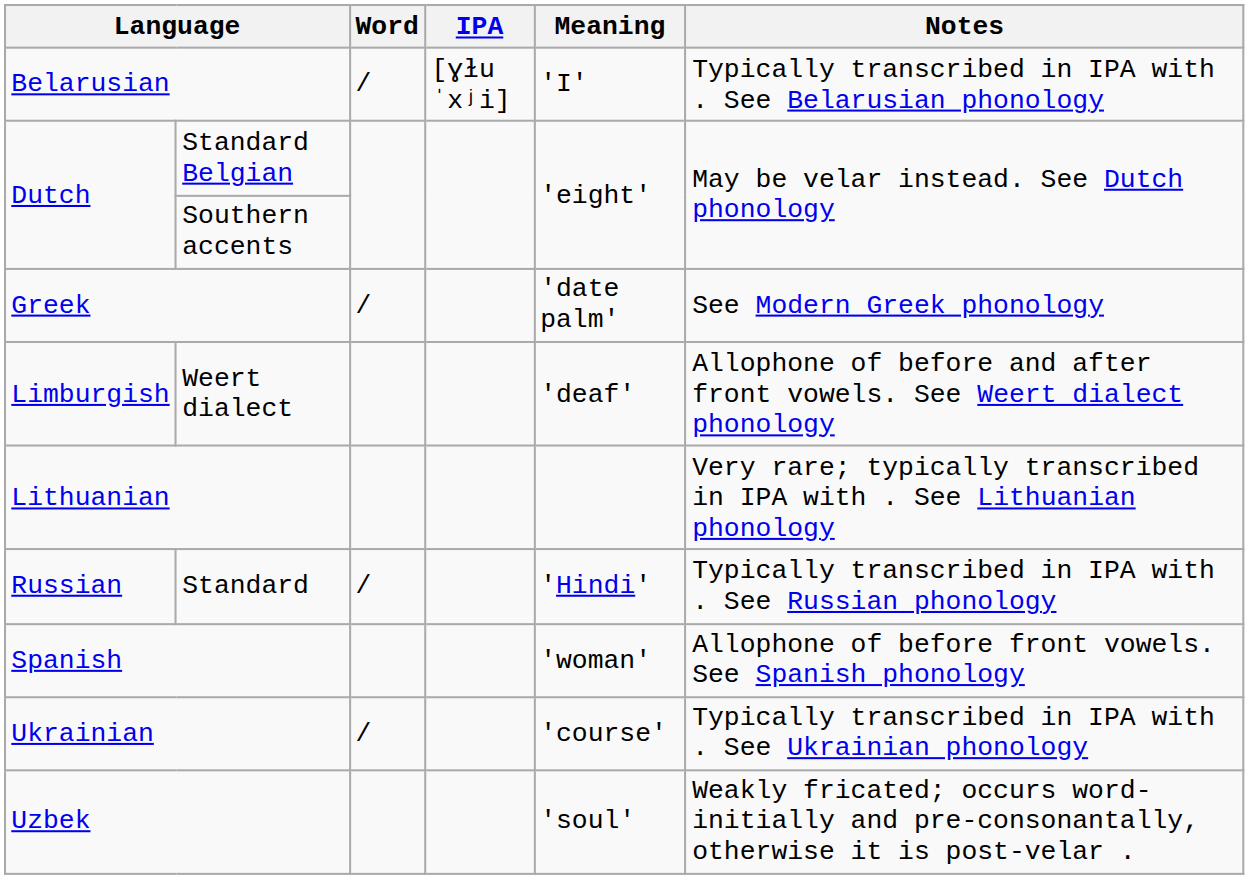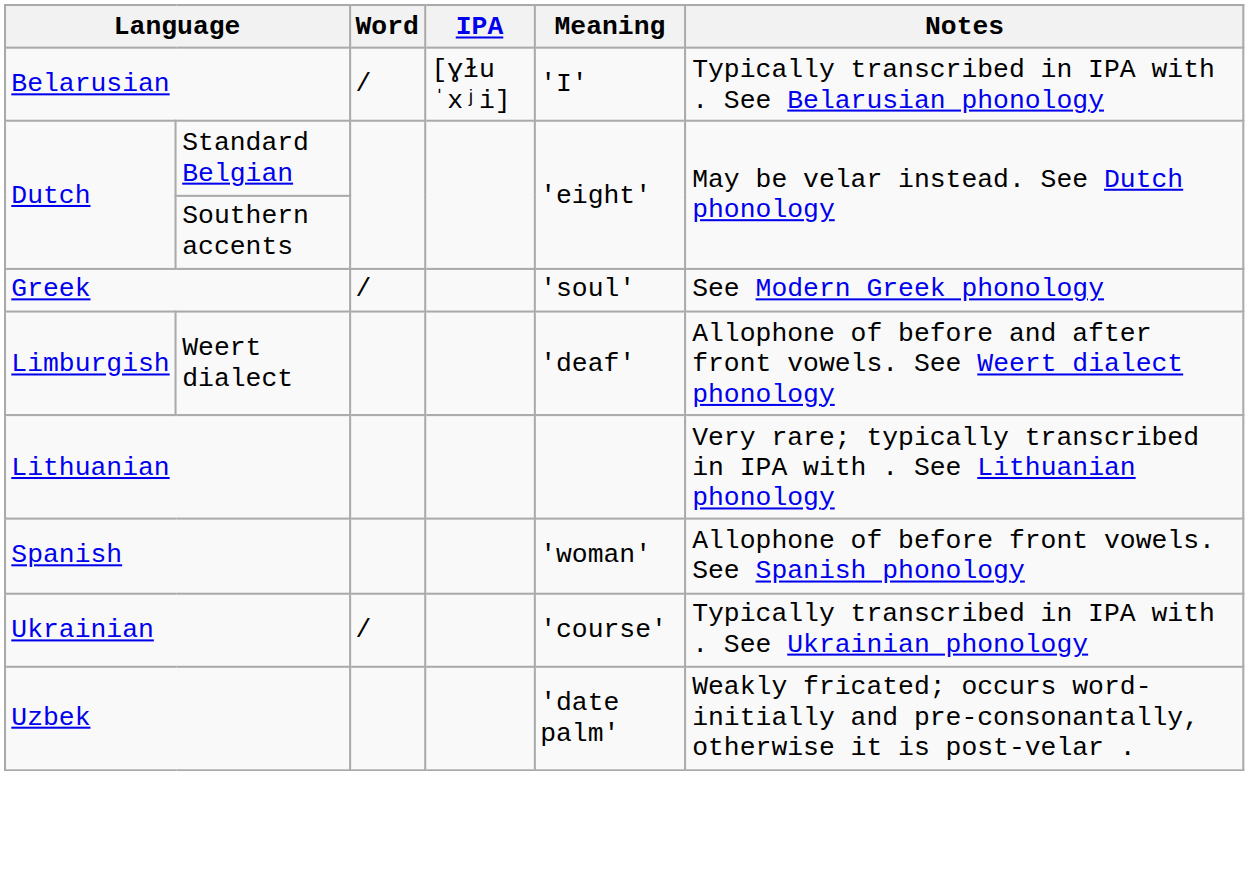(580, 305) 'date palm' -> (588, 290) 'soul'
- row: (246, 586)
(588, 822) 'soul' -> (580, 718) 'date palm'
